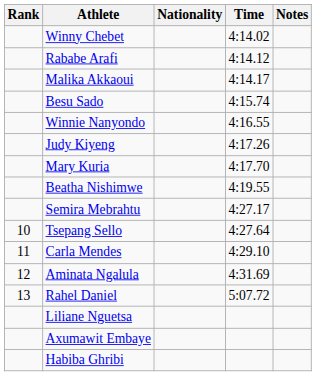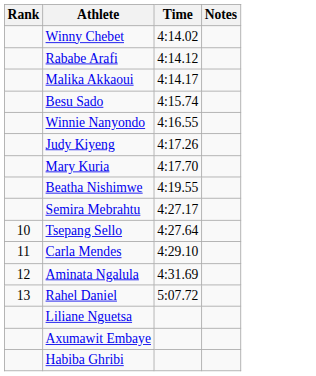- column: (190, 15)
